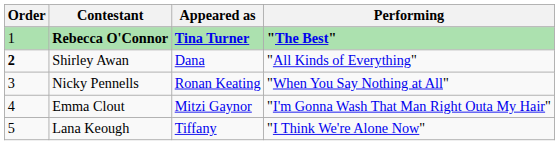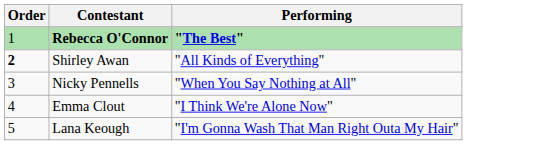- column: (218, 15)
(409, 106) "I'm Gonna Wash That Man Right Outa My Hair" -> (254, 106) "I Think We're Alone Now"
(346, 128) "I Think We're Alone Now" -> (317, 128) "I'm Gonna Wash That Man Right Outa My Hair"
